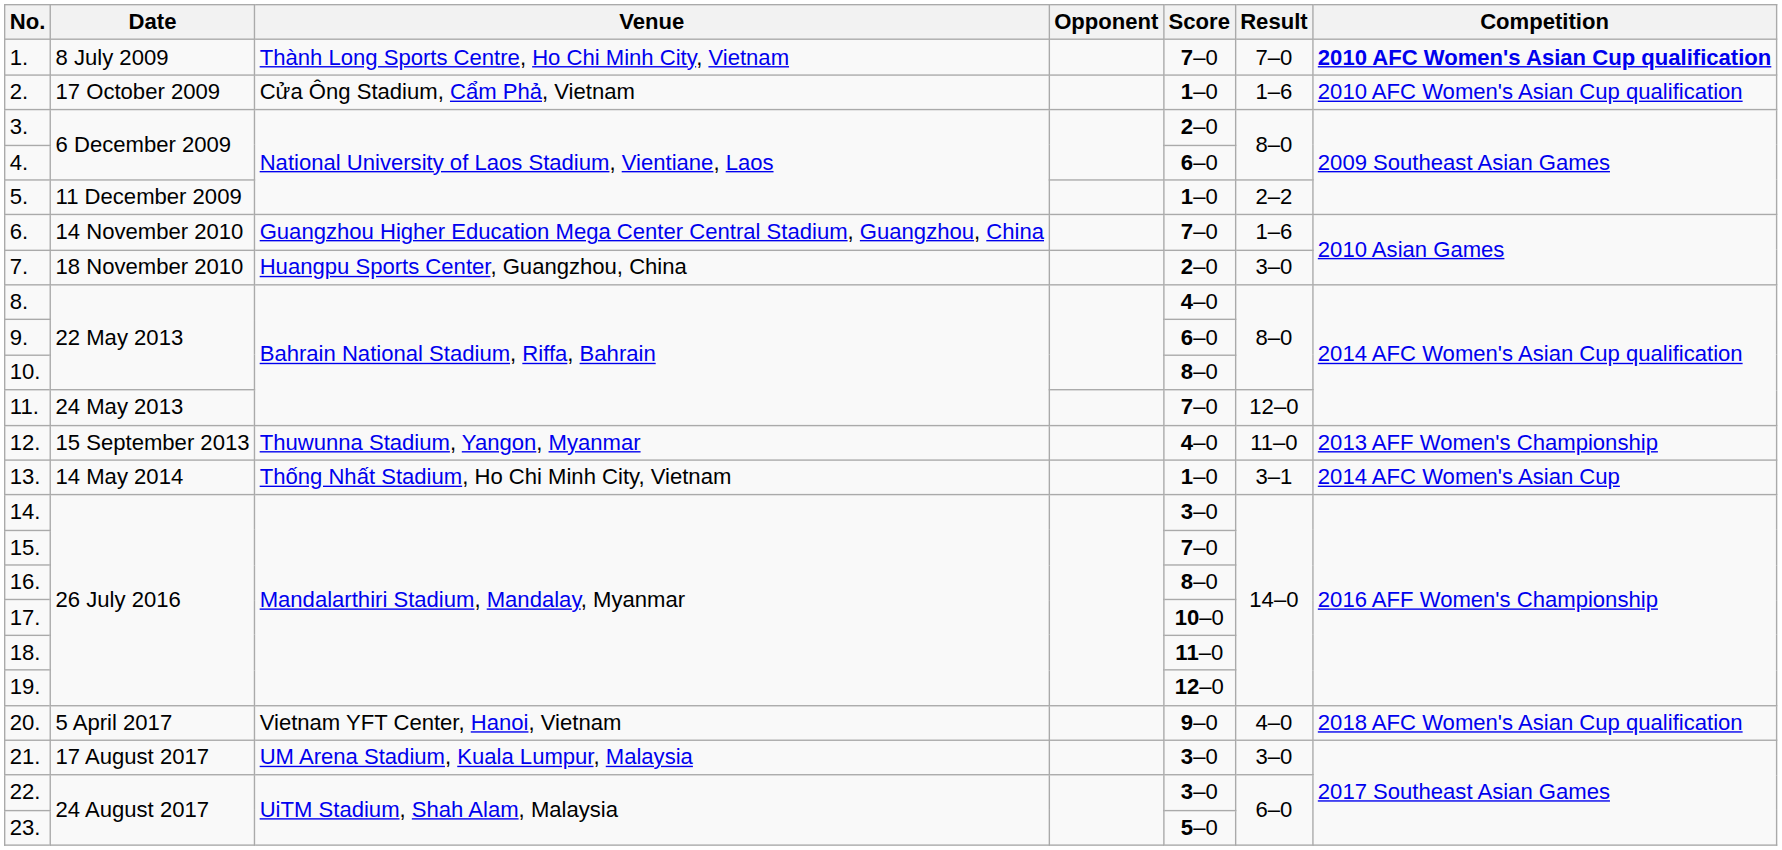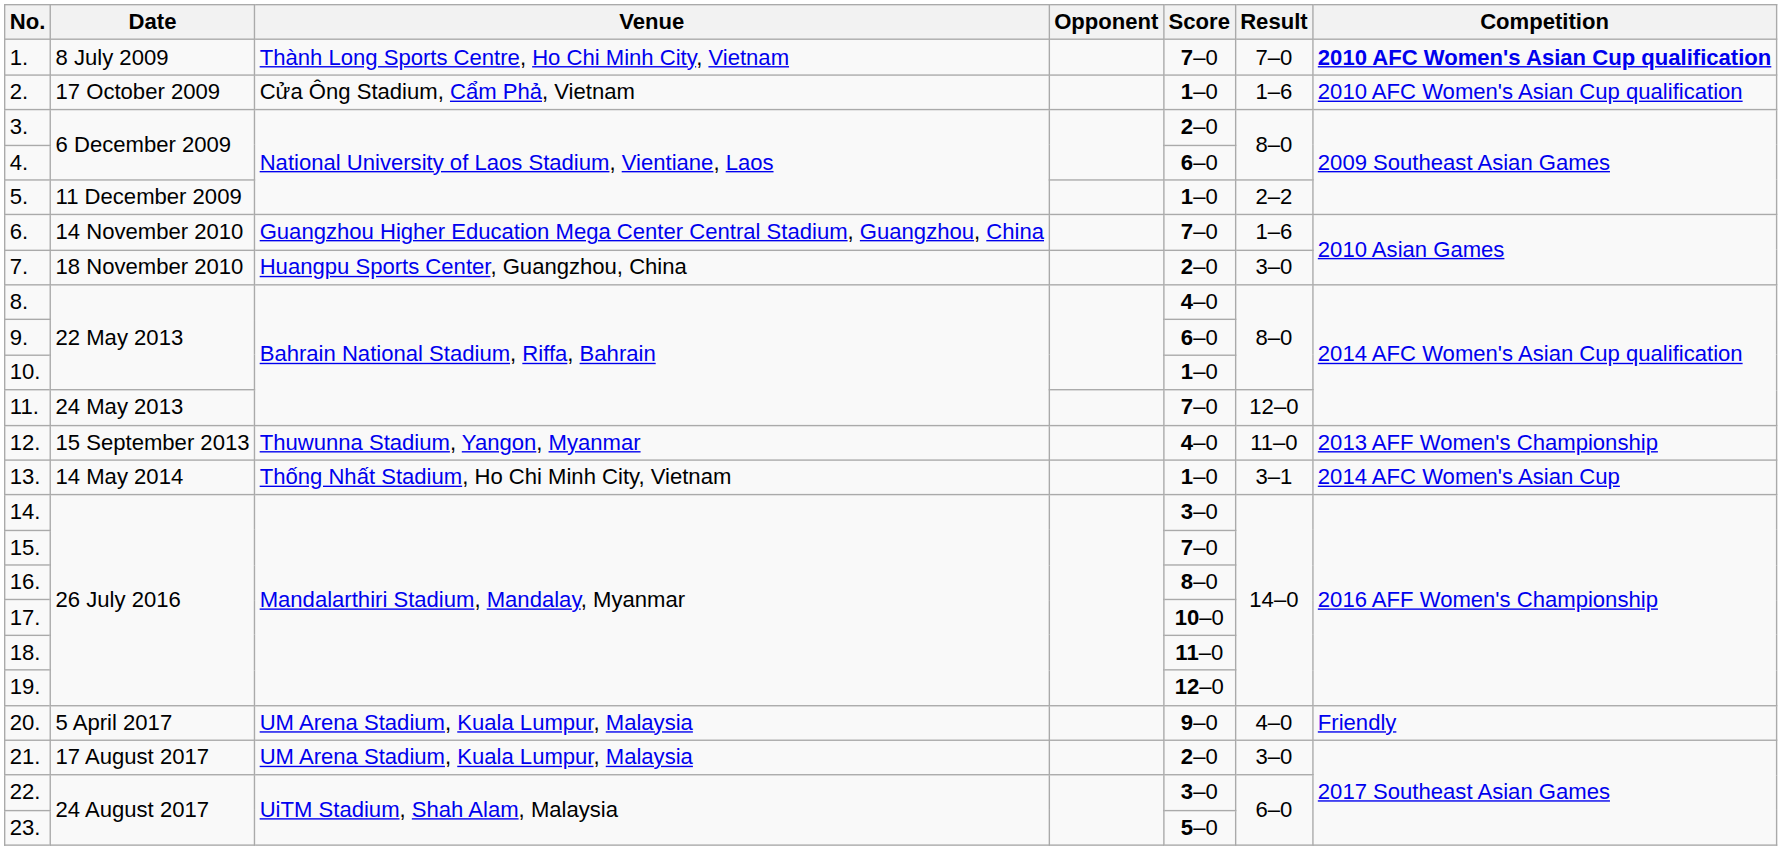(1199, 372) 8–0 -> (1199, 372) 1–0
(441, 722) Vietnam YFT Center, Hanoi, Vietnam -> (476, 722) UM Arena Stadium, Kuala Lumpur, Malaysia
(1530, 722) 2018 AFC Women's Asian Cup qualification -> (1357, 722) Friendly
(1199, 757) 3–0 -> (1199, 757) 2–0
